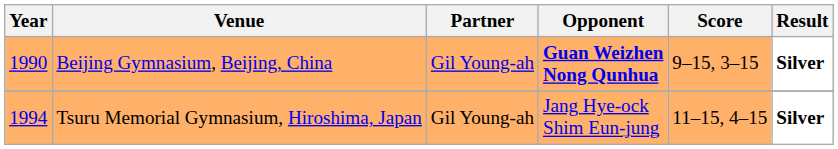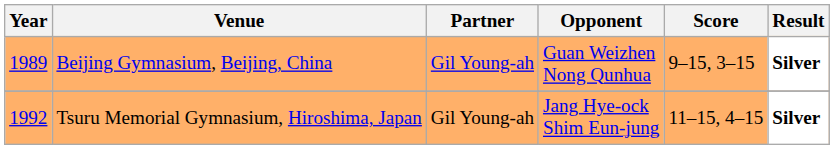(28, 63) 1990 -> (28, 63) 1989
(603, 63) bold -> (599, 63) normal
(28, 117) 1994 -> (28, 117) 1992
